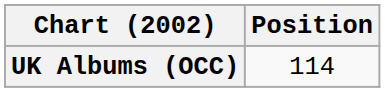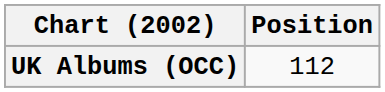(312, 67) 114 -> (312, 67) 112
